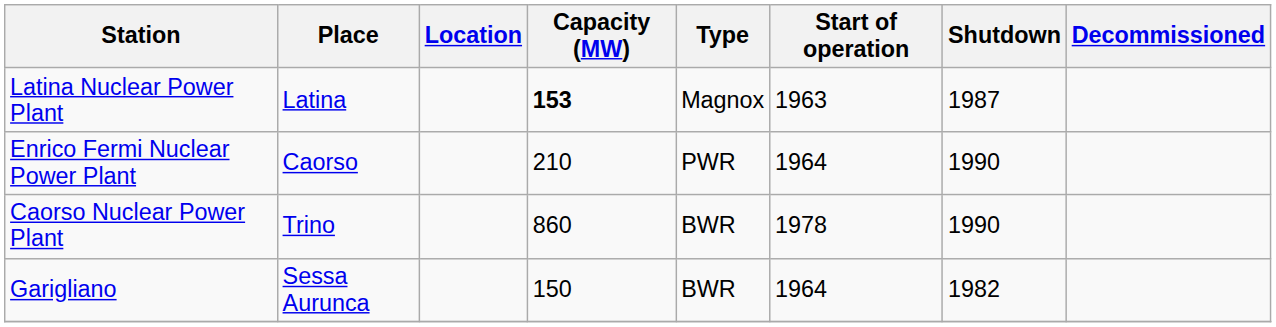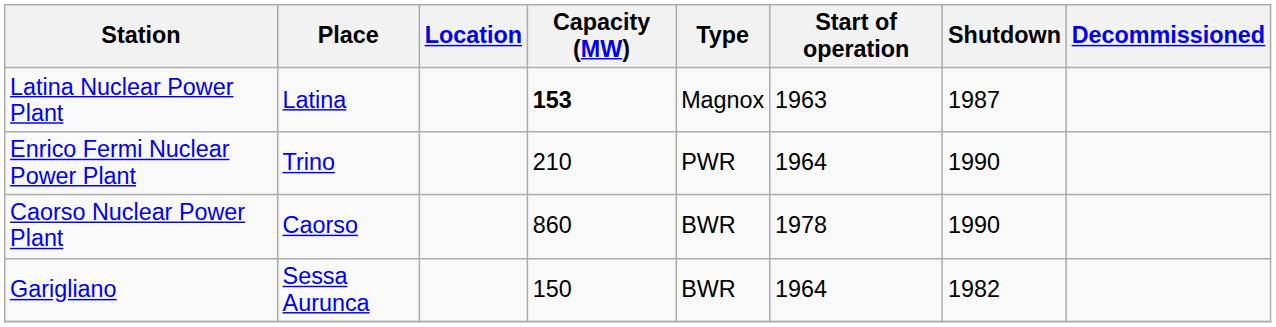(320, 162) Caorso -> (309, 162) Trino
(309, 226) Trino -> (320, 226) Caorso
